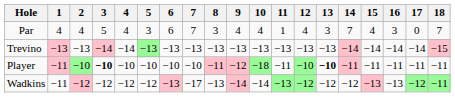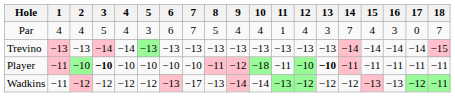(216, 30) 3 -> (216, 30) 5
